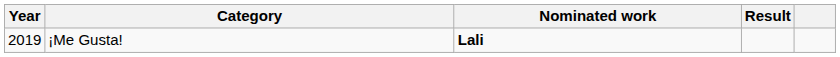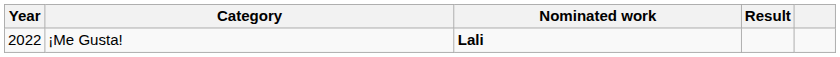(25, 40) 2019 -> (25, 40) 2022
